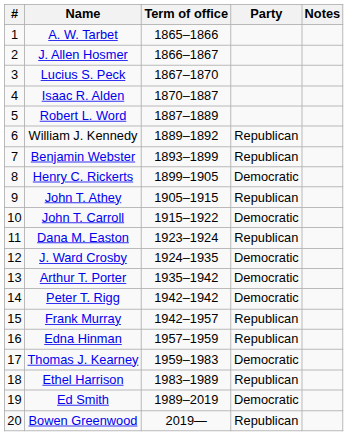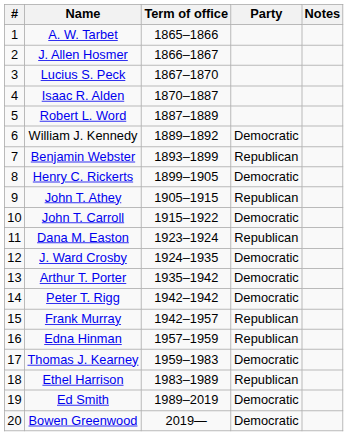(266, 136) Republican -> (266, 136) Democratic
(266, 420) Republican -> (266, 420) Democratic
